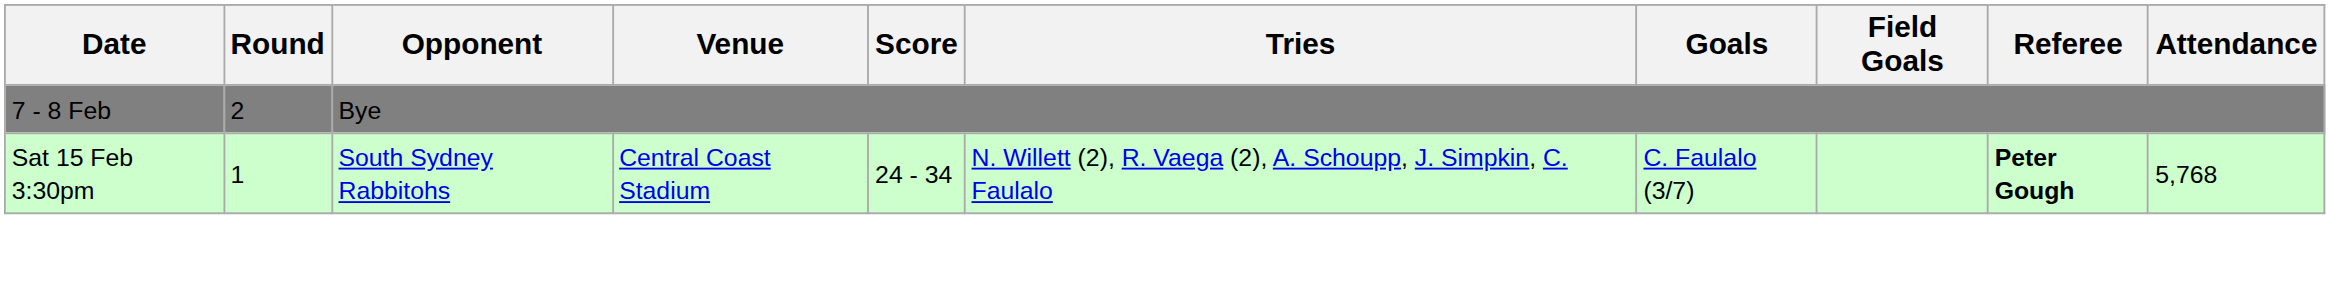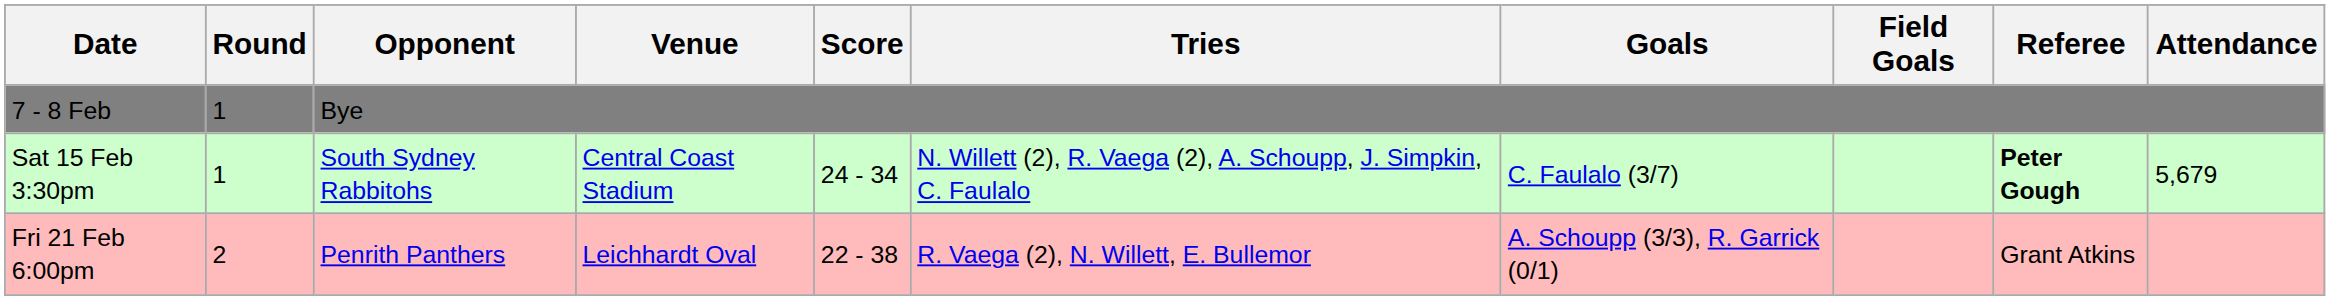(237, 110) 2 -> (219, 110) 1
(2186, 174) 5,768 -> (2186, 174) 5,679
+ row: (68, 255)
